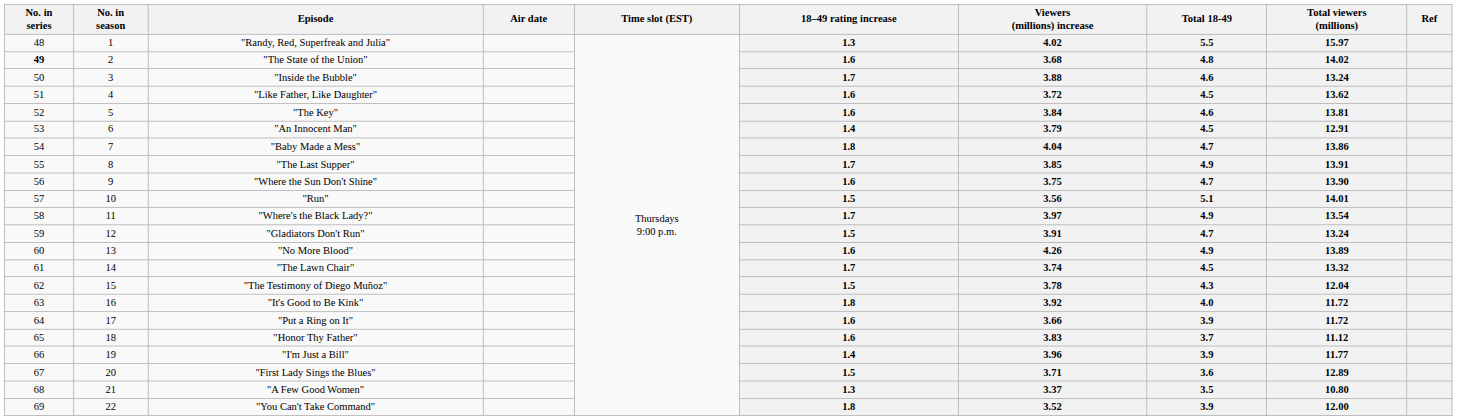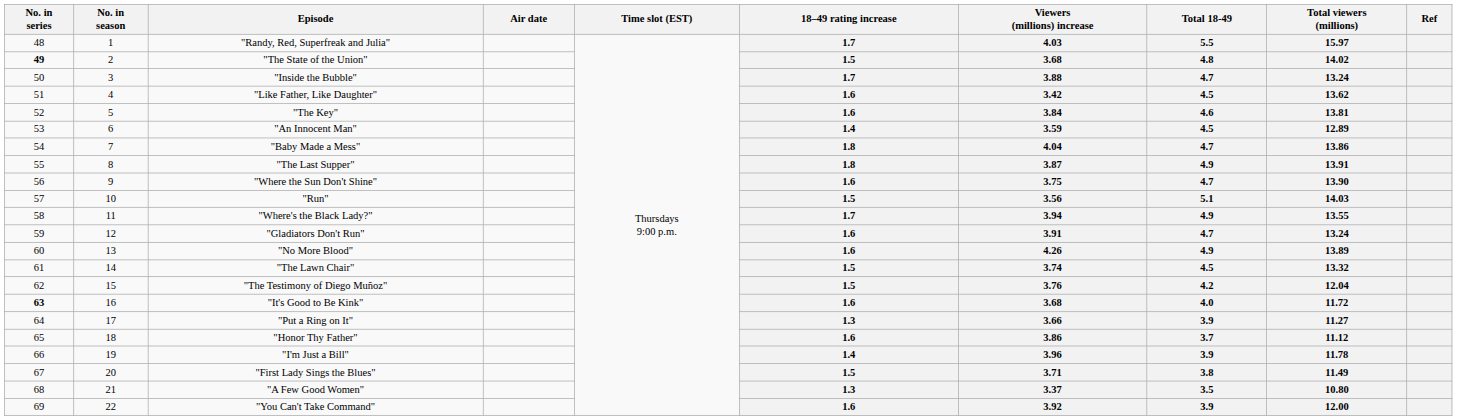(849, 43) 1.3 -> (849, 43) 1.7
(1053, 43) 4.02 -> (1053, 43) 4.03
(849, 60) 1.6 -> (849, 60) 1.5
(1207, 77) 4.6 -> (1207, 77) 4.7
(1053, 95) 3.72 -> (1053, 95) 3.42
(1053, 129) 3.79 -> (1053, 129) 3.59
(1337, 129) 12.91 -> (1337, 129) 12.89
(849, 164) 1.7 -> (849, 164) 1.8
(1053, 164) 3.85 -> (1053, 164) 3.87
(1337, 199) 14.01 -> (1337, 199) 14.03
(1053, 216) 3.97 -> (1053, 216) 3.94
(1337, 216) 13.54 -> (1337, 216) 13.55
(849, 234) 1.5 -> (849, 234) 1.6
(849, 268) 1.7 -> (849, 268) 1.5
(1053, 286) 3.78 -> (1053, 286) 3.76
(1207, 286) 4.3 -> (1207, 286) 4.2
(39, 303) normal -> (39, 303) bold
(849, 303) 1.8 -> (849, 303) 1.6
(1053, 303) 3.92 -> (1053, 303) 3.68
(849, 320) 1.6 -> (849, 320) 1.3
(1337, 320) 11.72 -> (1337, 320) 11.27
(1053, 338) 3.83 -> (1053, 338) 3.86
(1337, 355) 11.77 -> (1337, 355) 11.78
(1207, 372) 3.6 -> (1207, 372) 3.8
(1337, 372) 12.89 -> (1337, 372) 11.49
(849, 407) 1.8 -> (849, 407) 1.6
(1053, 407) 3.52 -> (1053, 407) 3.92
